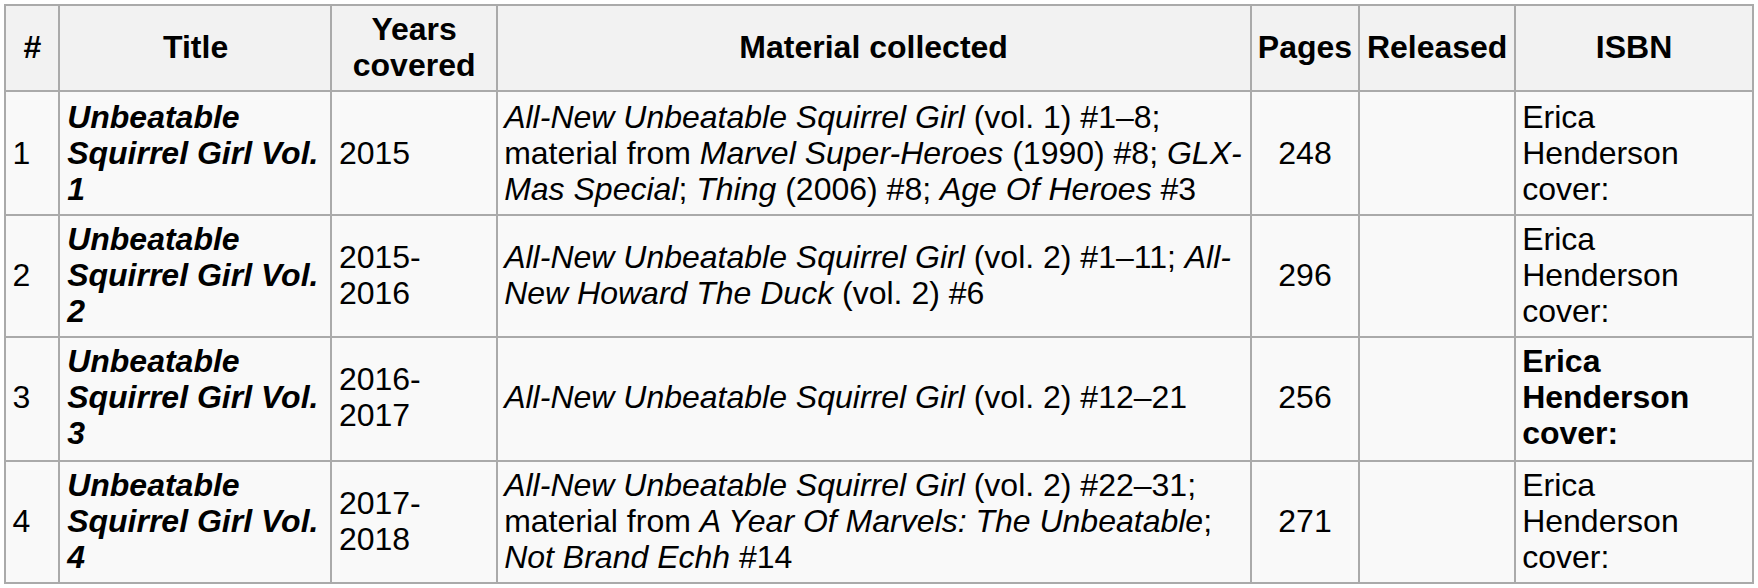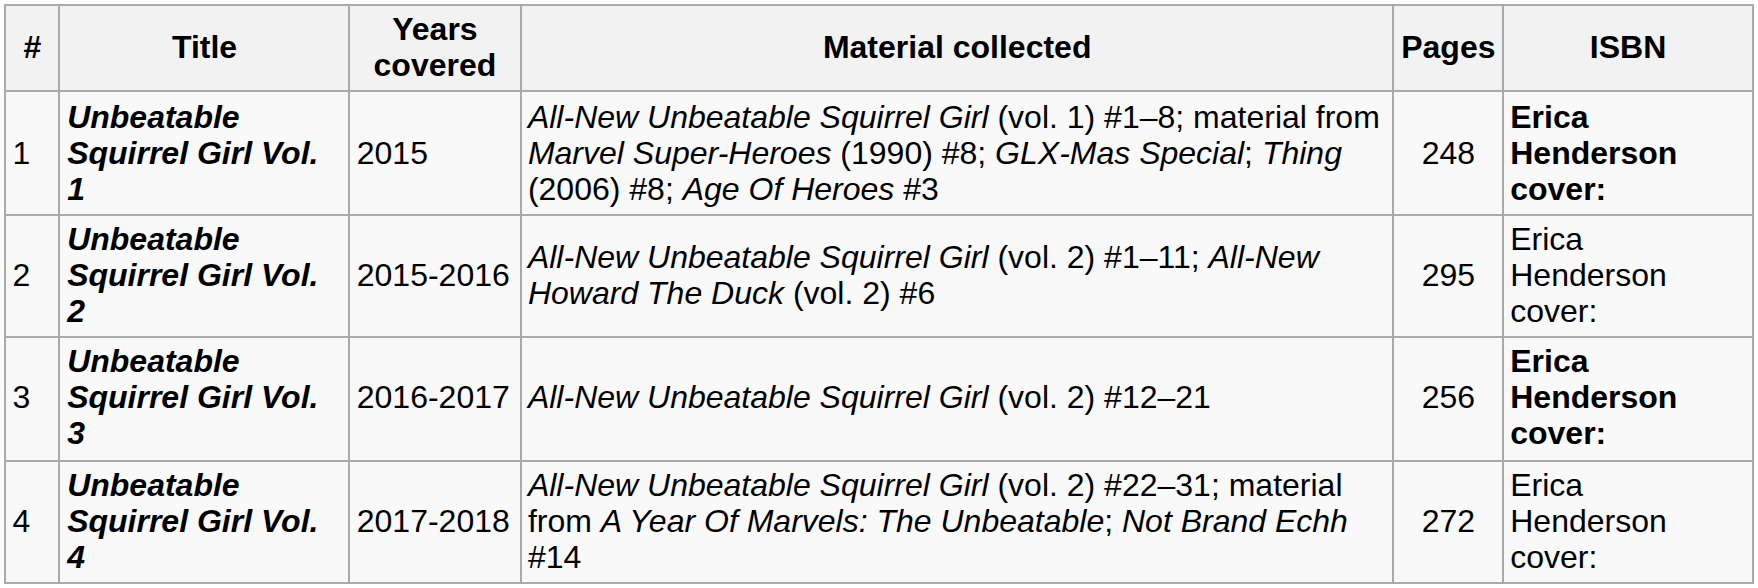- column: (1437, 47)
(1600, 152) normal -> (1594, 152) bold
(1305, 275) 296 -> (1448, 275) 295
(1305, 520) 271 -> (1448, 520) 272
